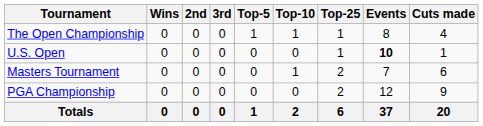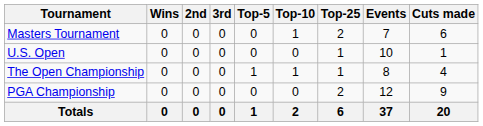rows swapped: (63, 72) <-> (76, 33)
(386, 53) bold -> (386, 53) normal
